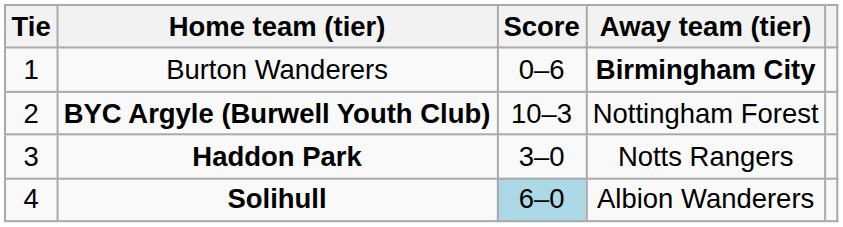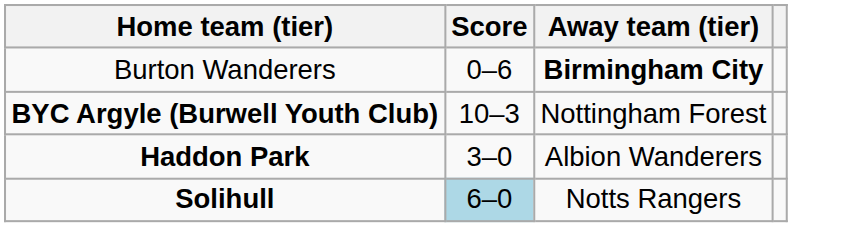- column: (31, 26)
(706, 156) Notts Rangers -> (653, 156) Albion Wanderers
(706, 199) Albion Wanderers -> (653, 199) Notts Rangers
